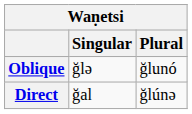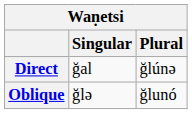rows swapped: (36, 95) <-> (36, 69)
